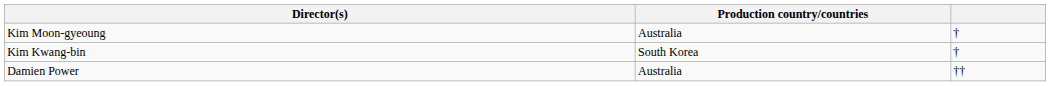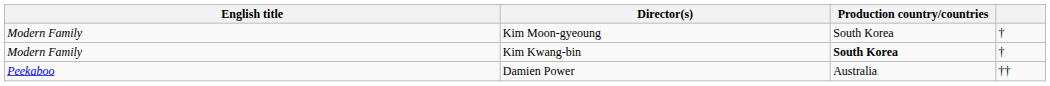+ column: (252, 14)
(660, 33) Australia -> (863, 33) South Korea
(668, 52) normal -> (866, 52) bold
